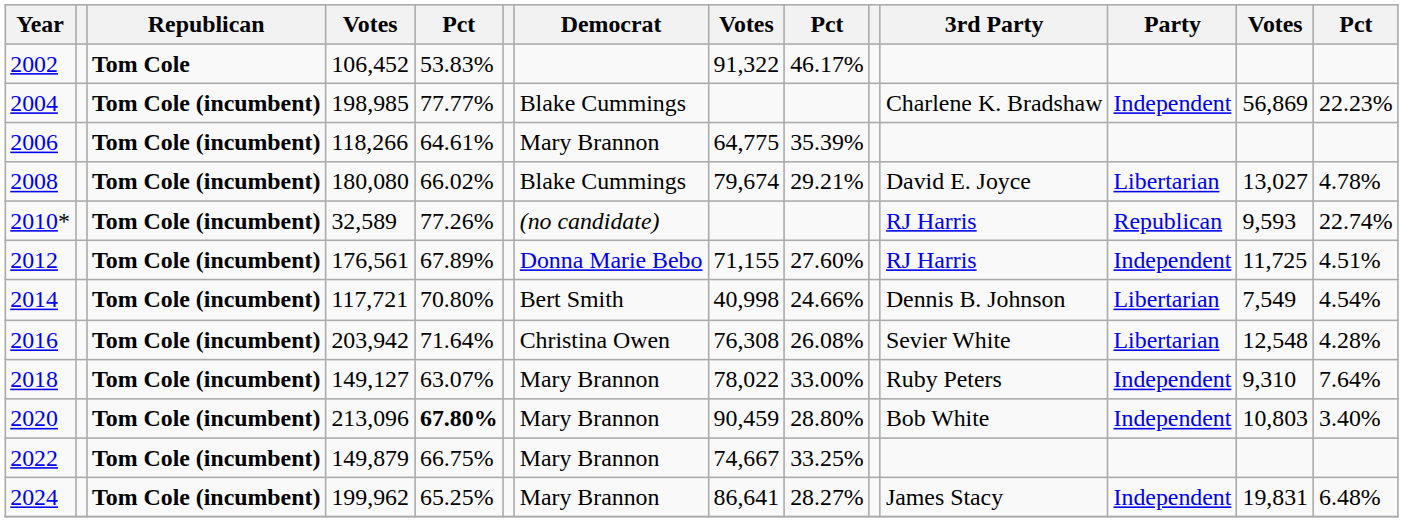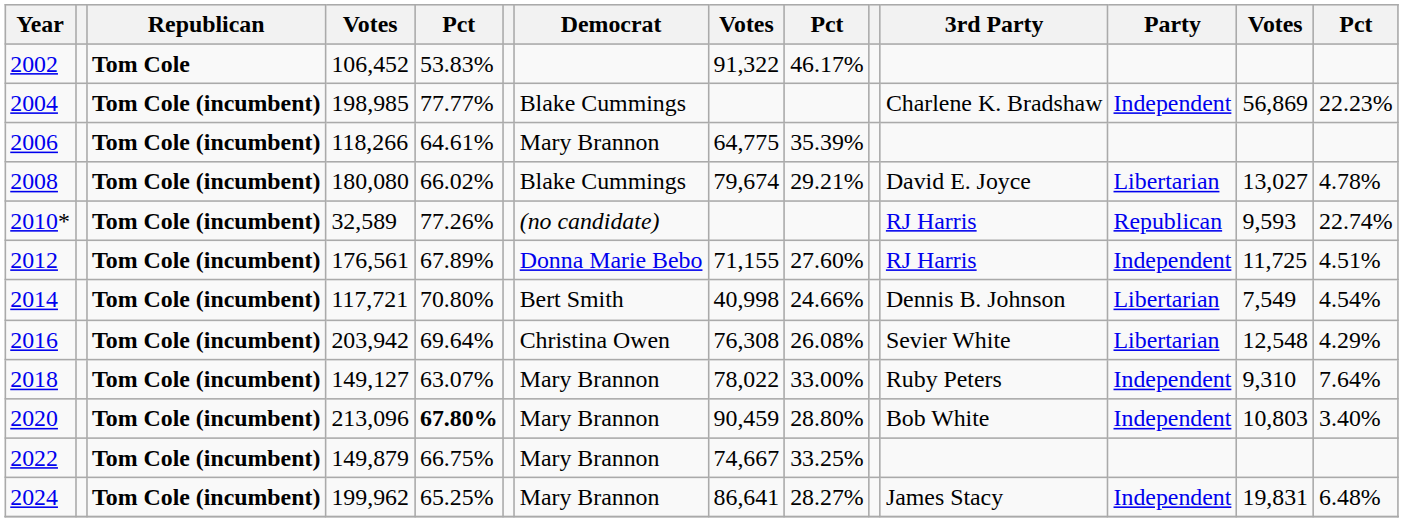(457, 338) 71.64% -> (457, 338) 69.64%
(1350, 338) 4.28% -> (1350, 338) 4.29%
